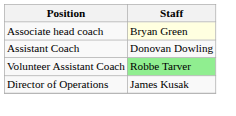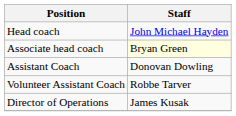+ row: (33, 31)
(161, 66) lightgreen background -> (161, 84) no background
